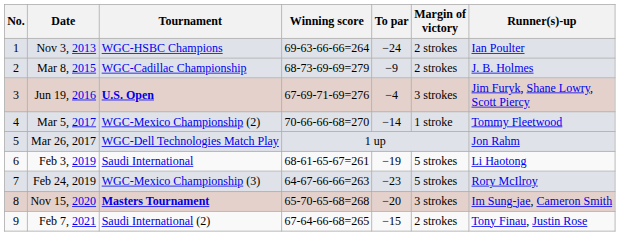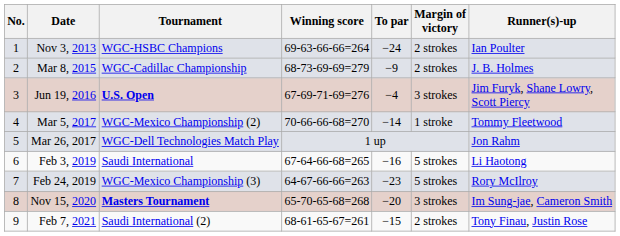(327, 161) 68-61-65-67=261 -> (327, 161) 67-64-66-68=265
(392, 161) −19 -> (392, 161) −16
(327, 221) 67-64-66-68=265 -> (327, 221) 68-61-65-67=261
